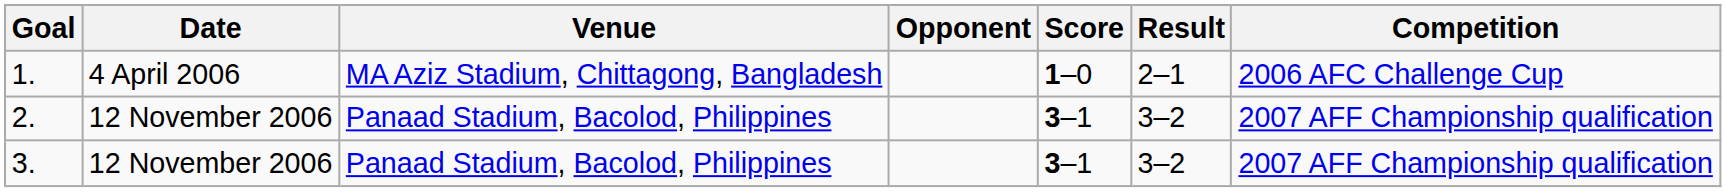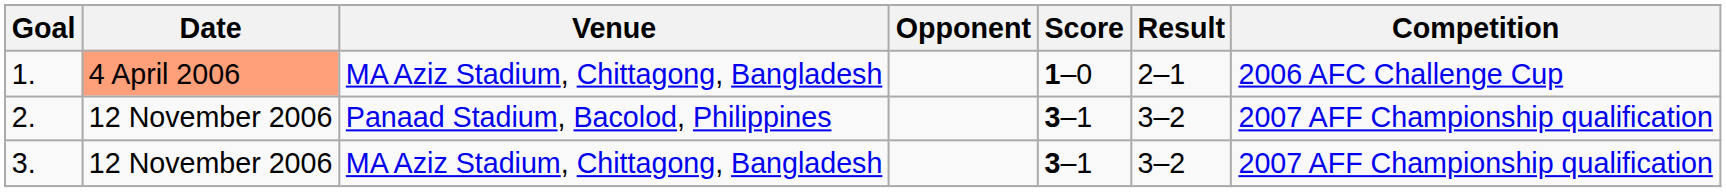(164, 73) no background -> (164, 73) lightsalmon background
(589, 164) Panaad Stadium, Bacolod, Philippines -> (614, 164) MA Aziz Stadium, Chittagong, Bangladesh
